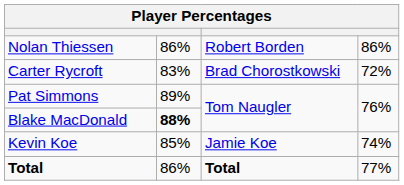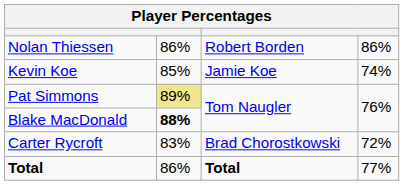rows swapped: (55, 71) <-> (43, 144)
(175, 95) no background -> (175, 95) khaki background
